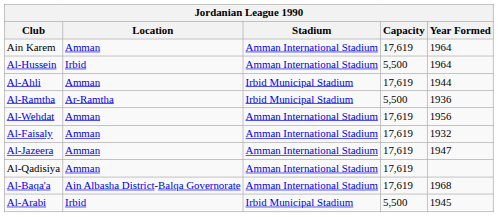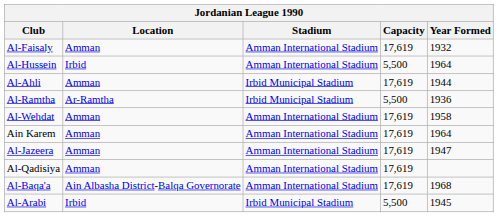rows swapped: (30, 133) <-> (31, 47)
(441, 116) 1956 -> (441, 116) 1958
